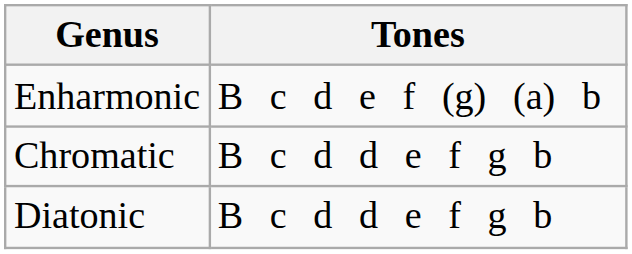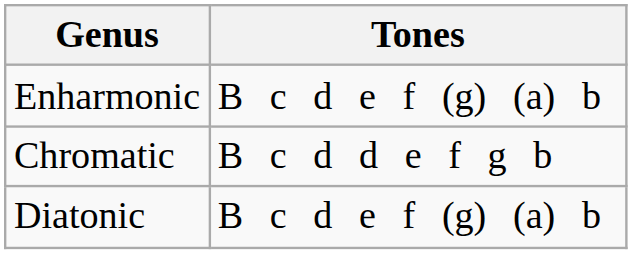(394, 215) B c d d e f g b -> (418, 215) B c d e f (g) (a) b
